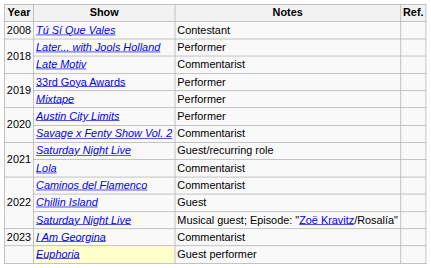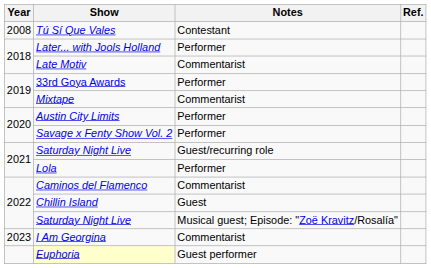(202, 99) Performer -> (211, 99) Commentarist
(211, 133) Commentarist -> (202, 133) Performer
(211, 168) Commentarist -> (202, 168) Performer
